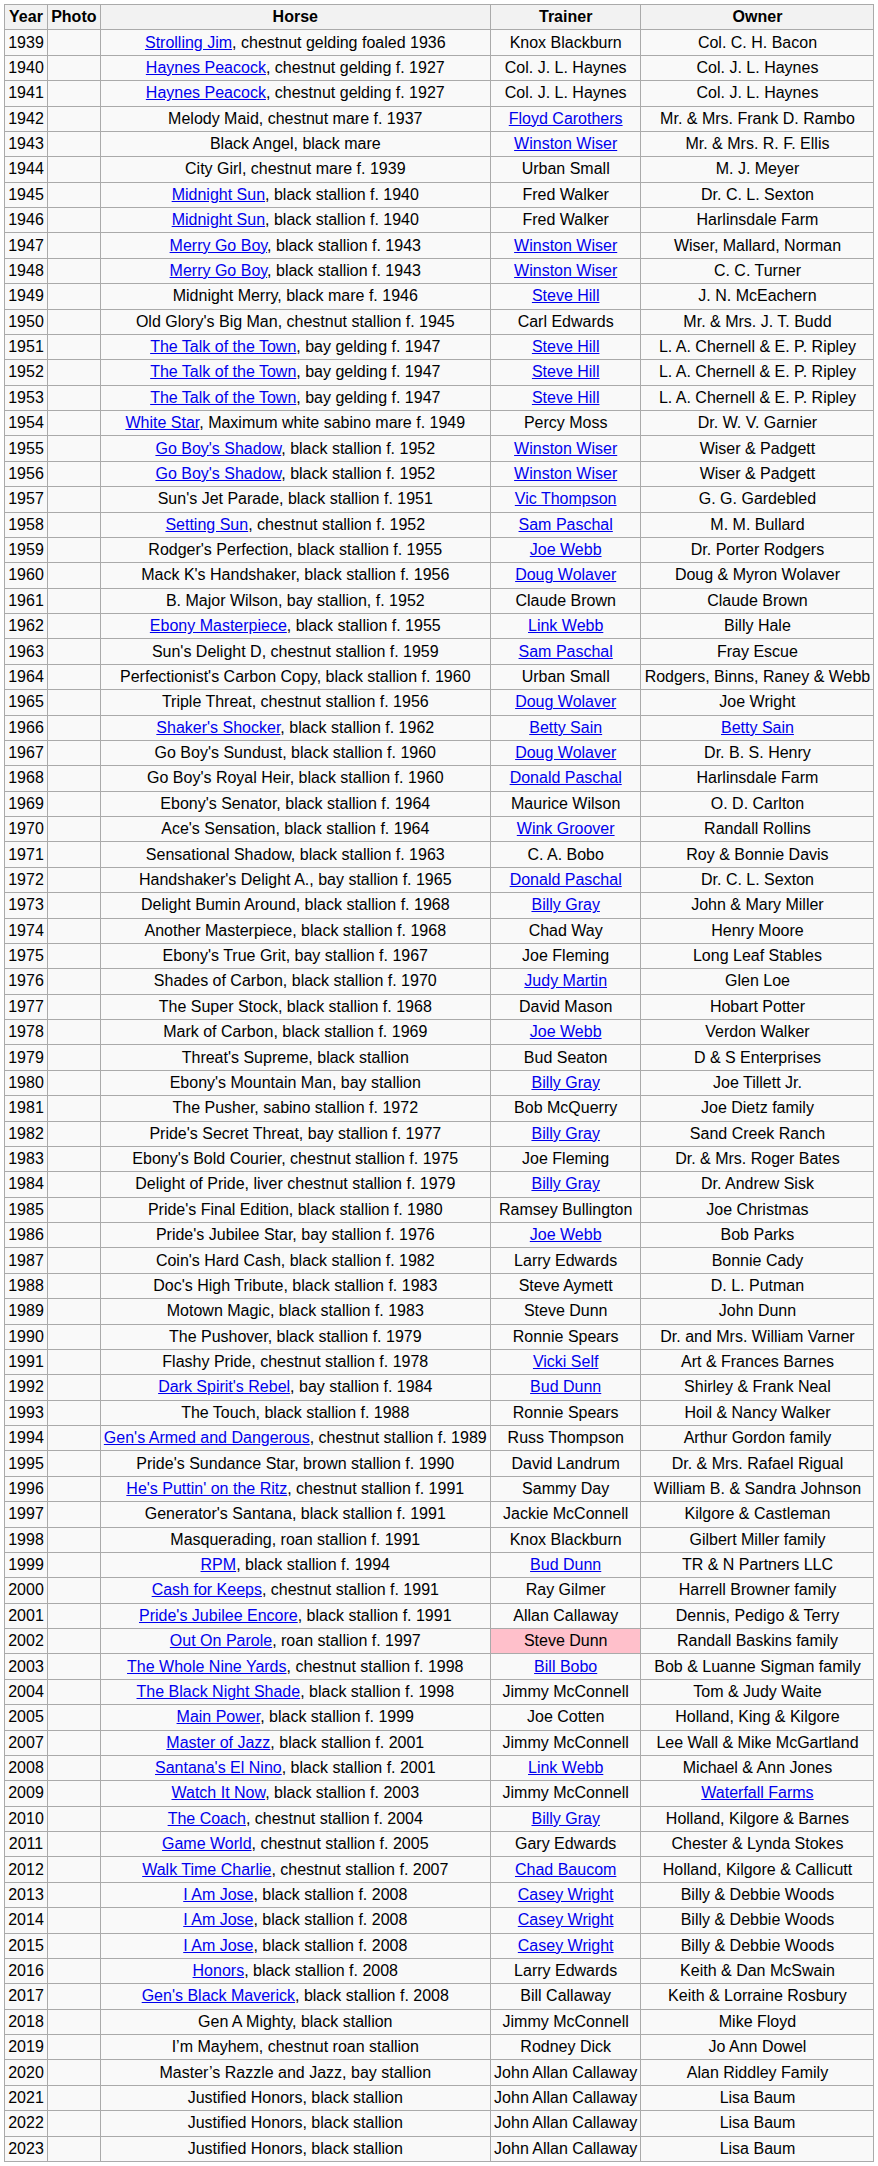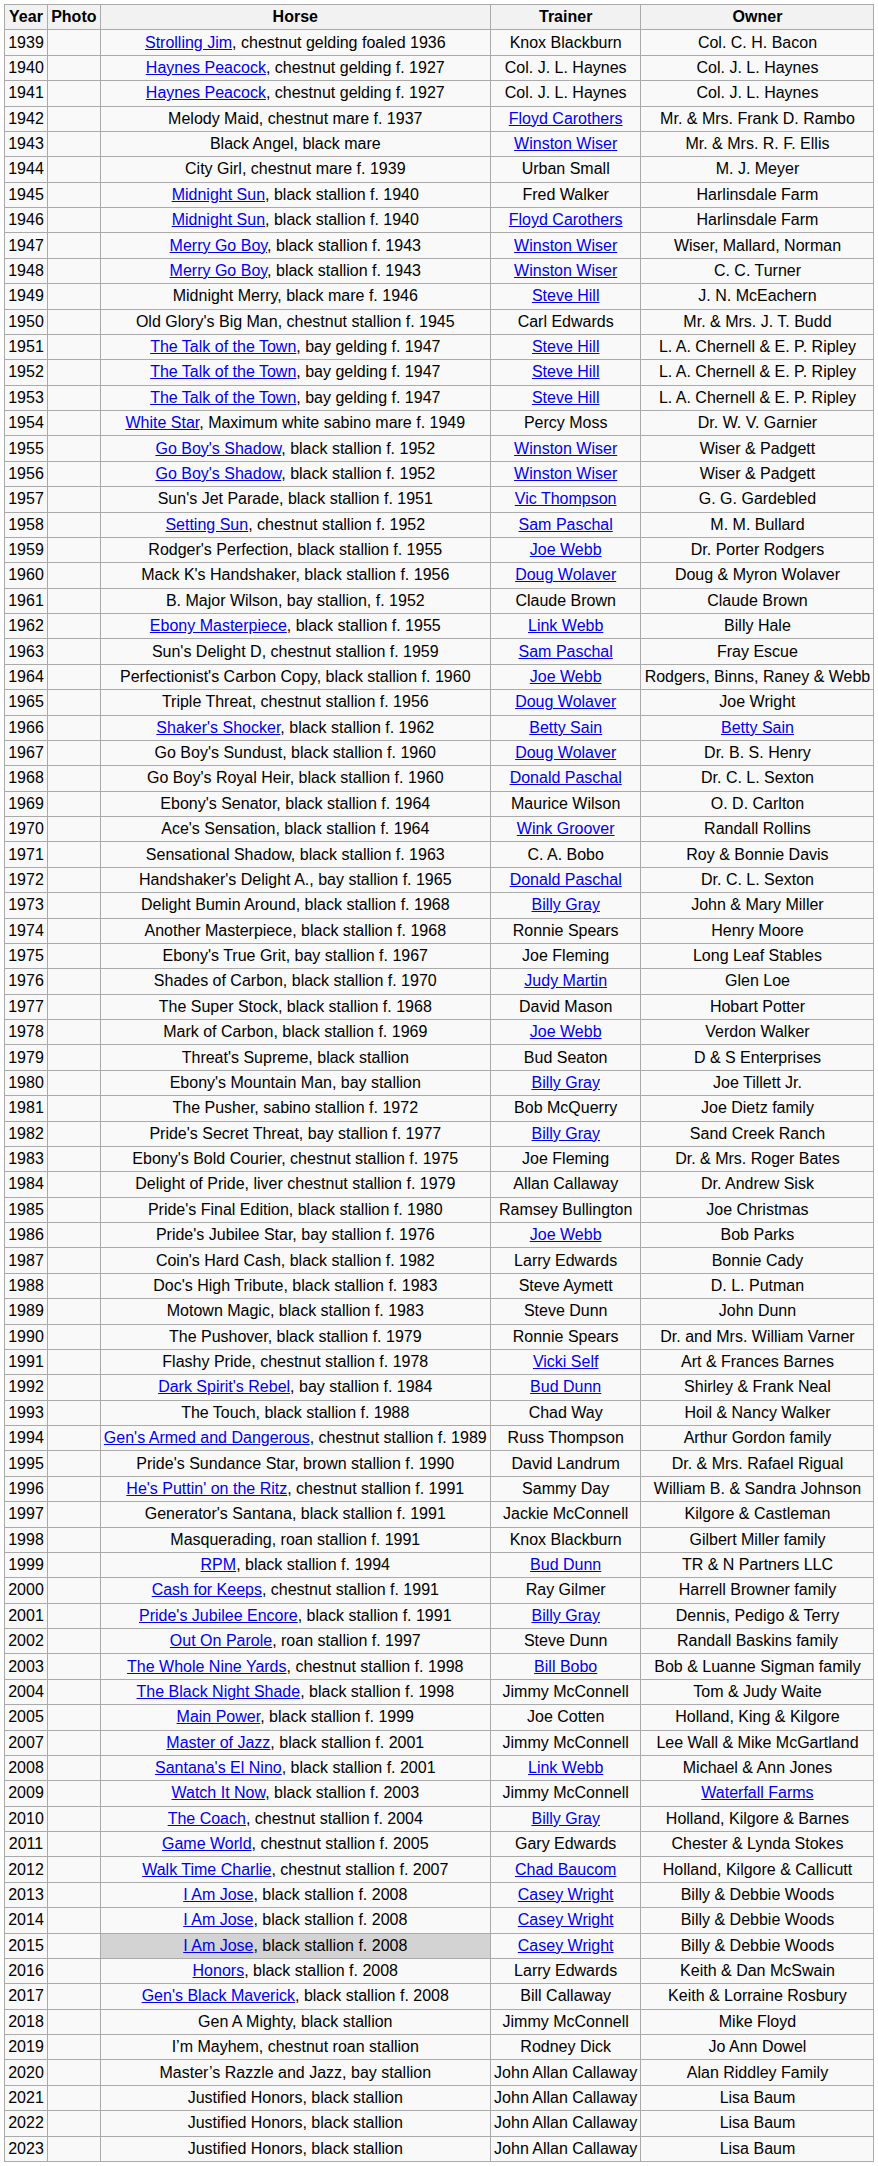(757, 194) Dr. C. L. Sexton -> (757, 194) Harlinsdale Farm
(566, 220) Fred Walker -> (566, 220) Floyd Carothers
(566, 676) Urban Small -> (566, 676) Joe Webb
(757, 778) Harlinsdale Farm -> (757, 778) Dr. C. L. Sexton
(566, 930) Chad Way -> (566, 930) Ronnie Spears
(566, 1184) Billy Gray -> (566, 1184) Allan Callaway
(566, 1412) Ronnie Spears -> (566, 1412) Chad Way
(566, 1615) Allan Callaway -> (566, 1615) Billy Gray
(566, 1641) pink background -> (566, 1641) no background
(295, 1945) no background -> (295, 1945) lightgrey background
